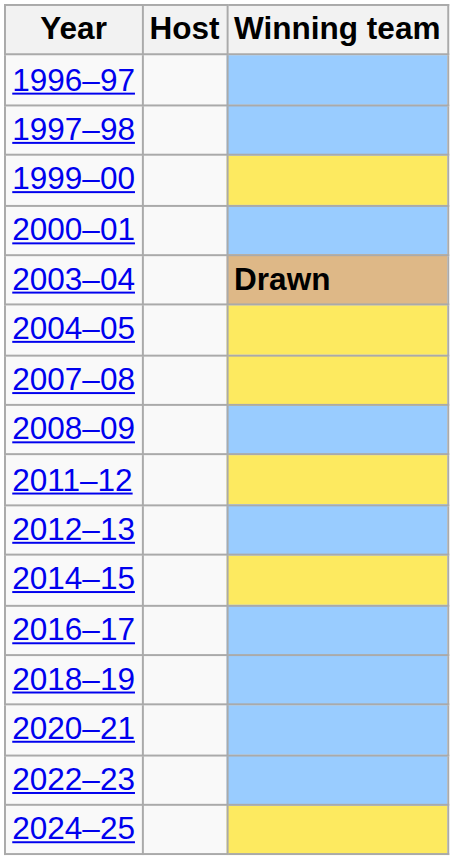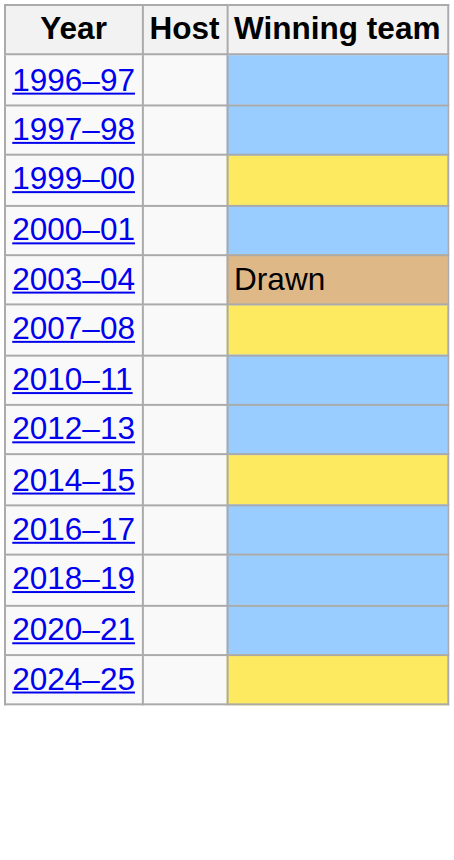(282, 279) bold -> (280, 279) normal
- row: (74, 329)
- row: (74, 429)
+ row: (72, 379)
- row: (72, 479)
- row: (74, 779)
